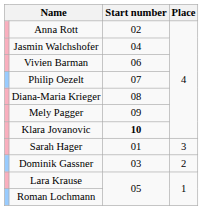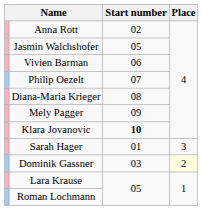(136, 46) 04 -> (136, 46) 05
(184, 163) no background -> (184, 163) lightyellow background
